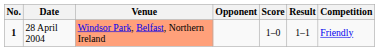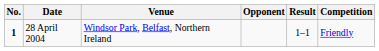- column: (273, 12)
(141, 33) lightsalmon background -> (147, 33) no background
